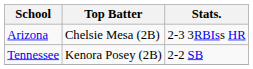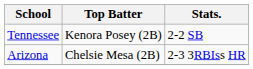rows swapped: (28, 34) <-> (33, 54)
